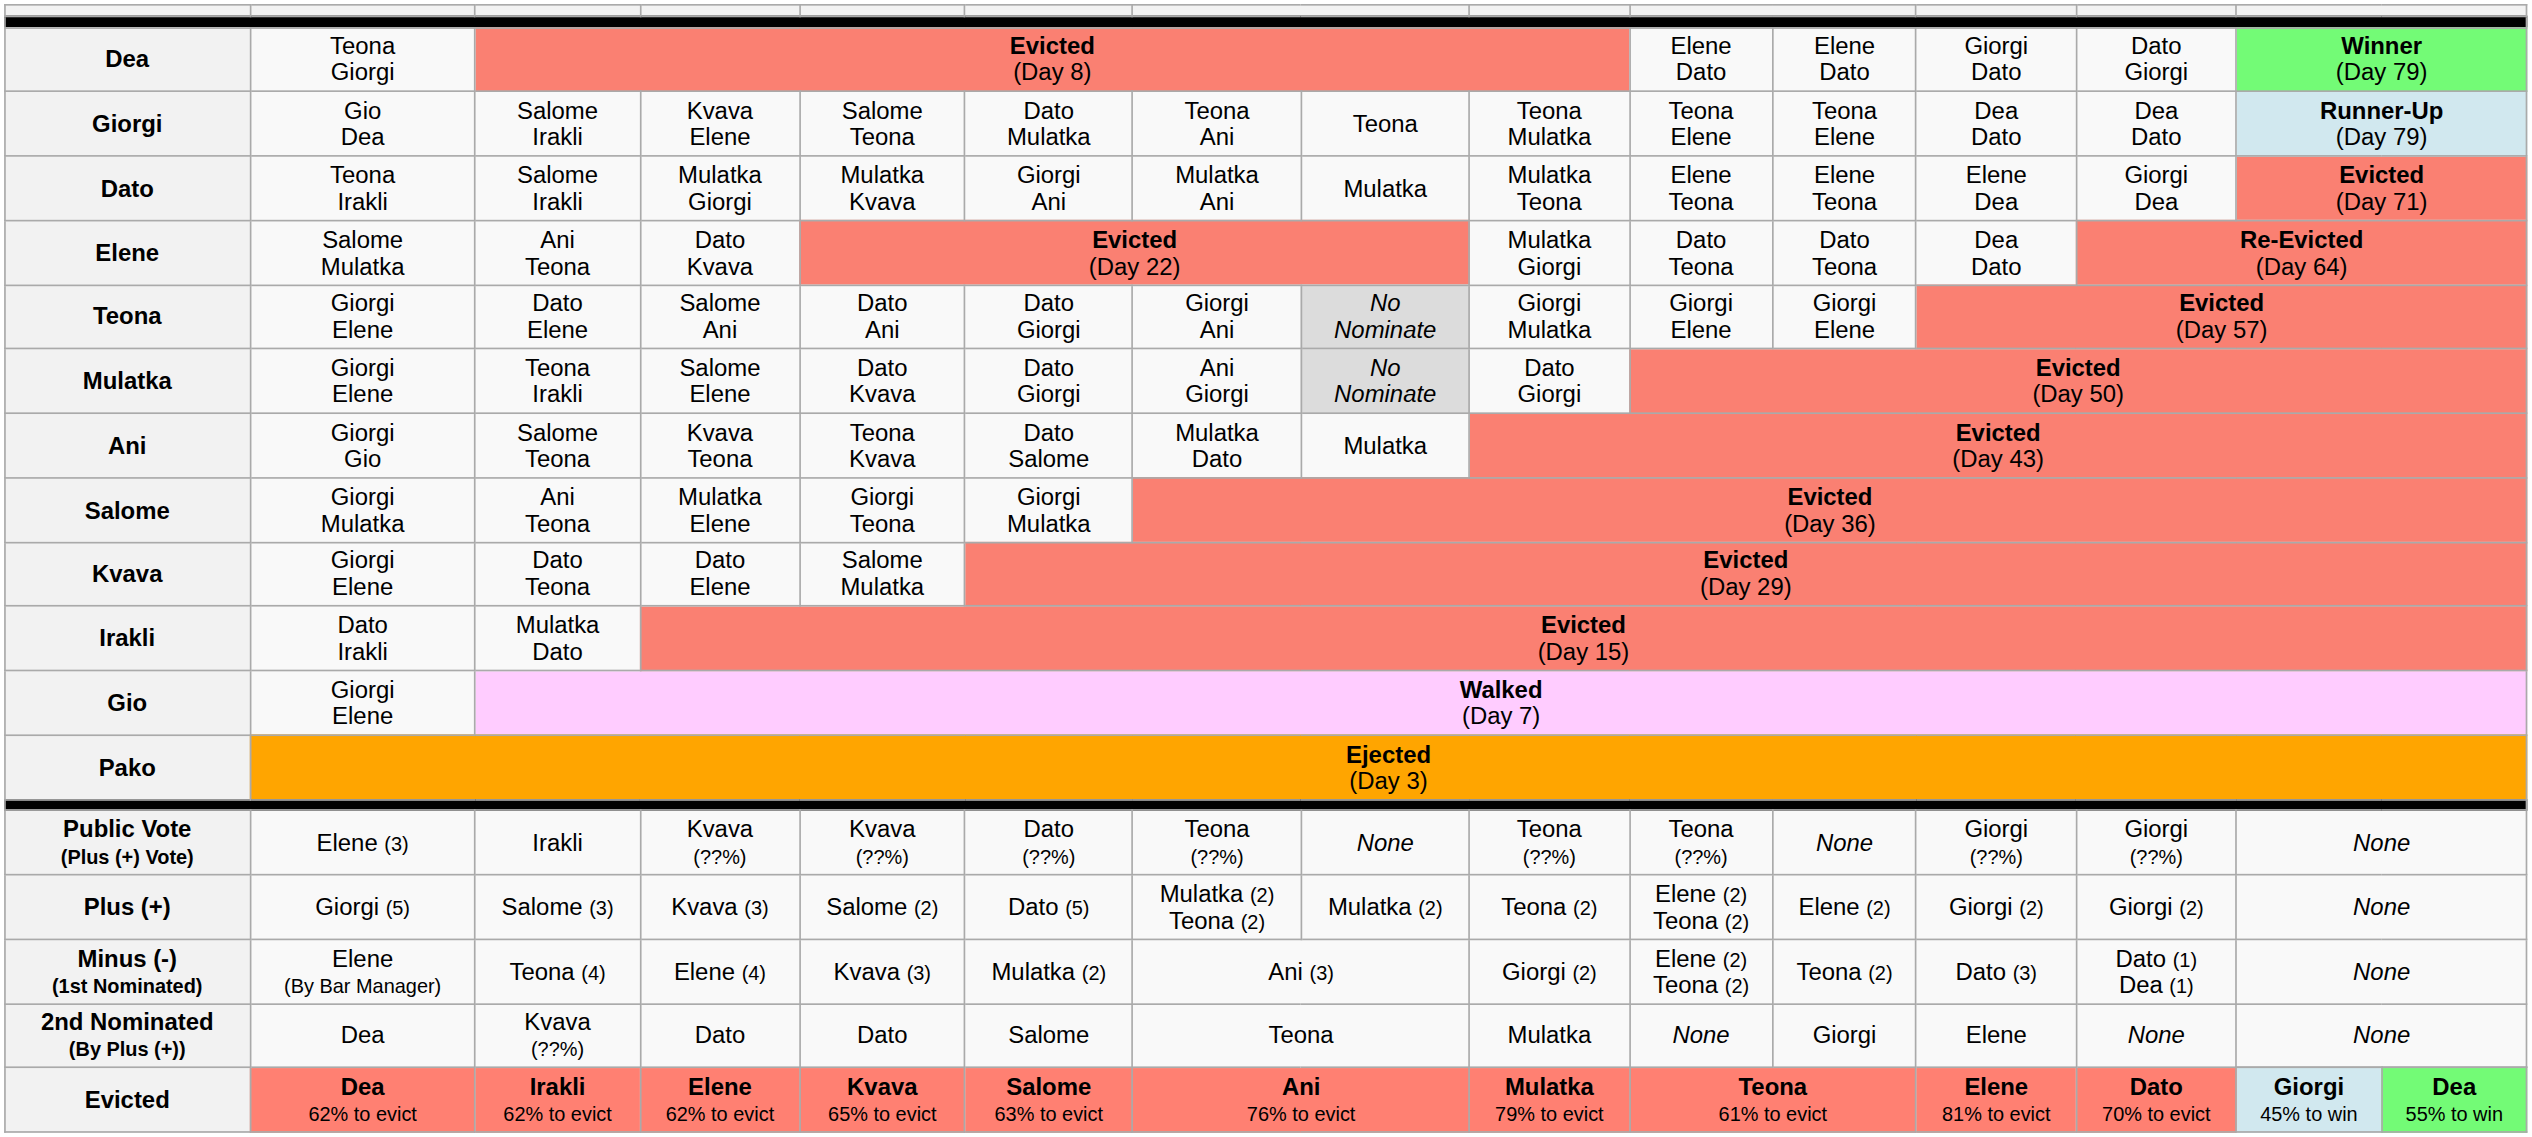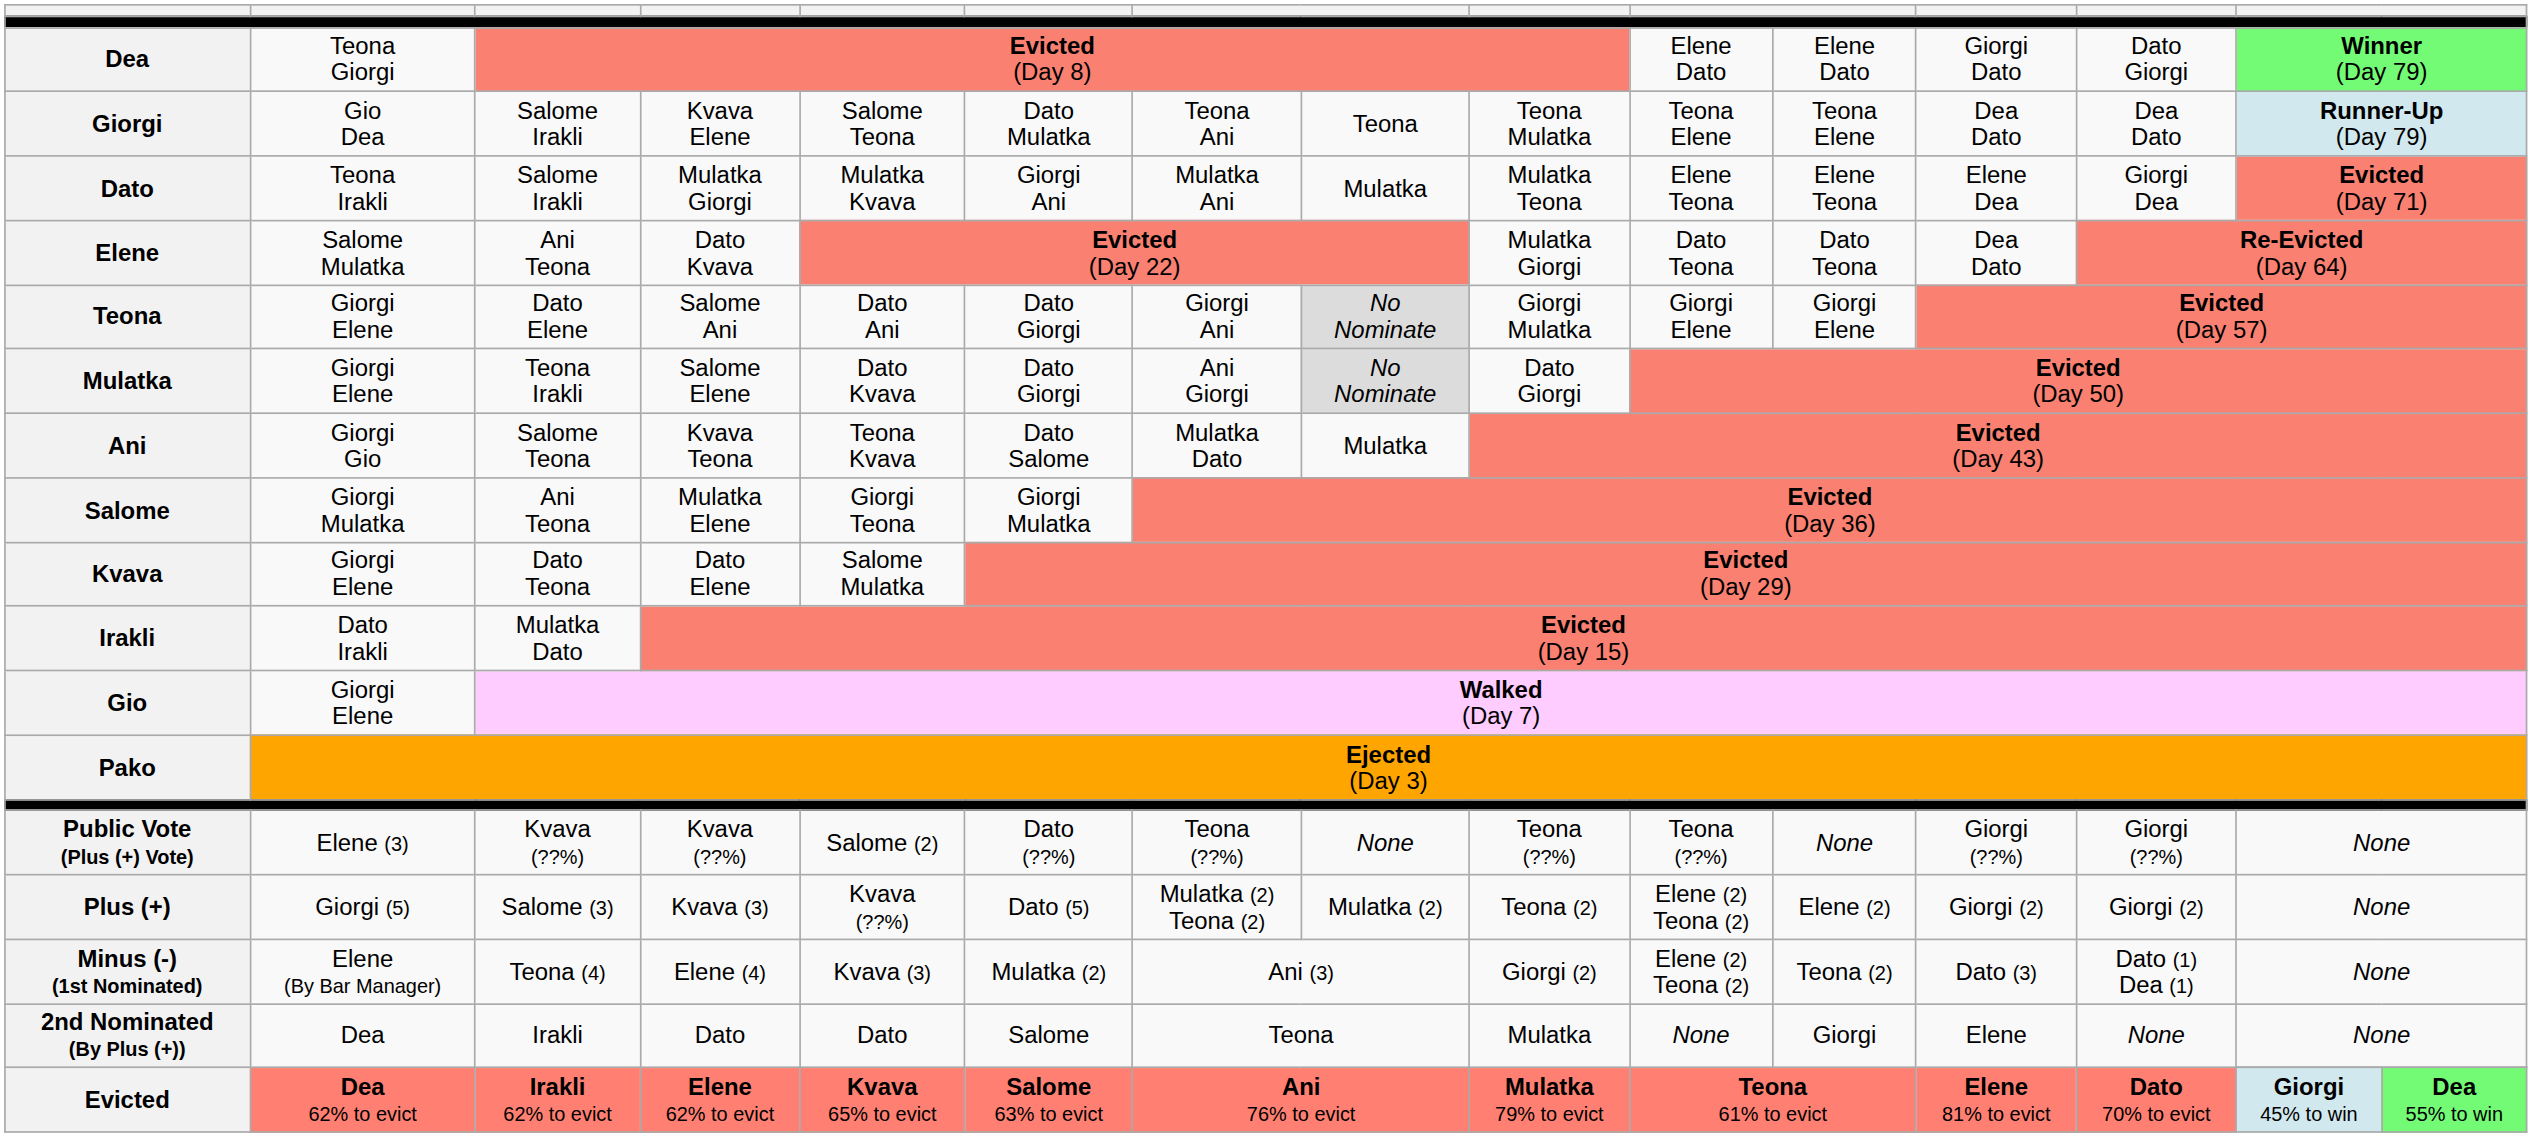(558, 843) Irakli -> (558, 843) Kvava (??%)
(882, 843) Kvava (??%) -> (882, 843) Salome (2)
(882, 907) Salome (2) -> (882, 907) Kvava (??%)
(558, 1036) Kvava (??%) -> (558, 1036) Irakli
